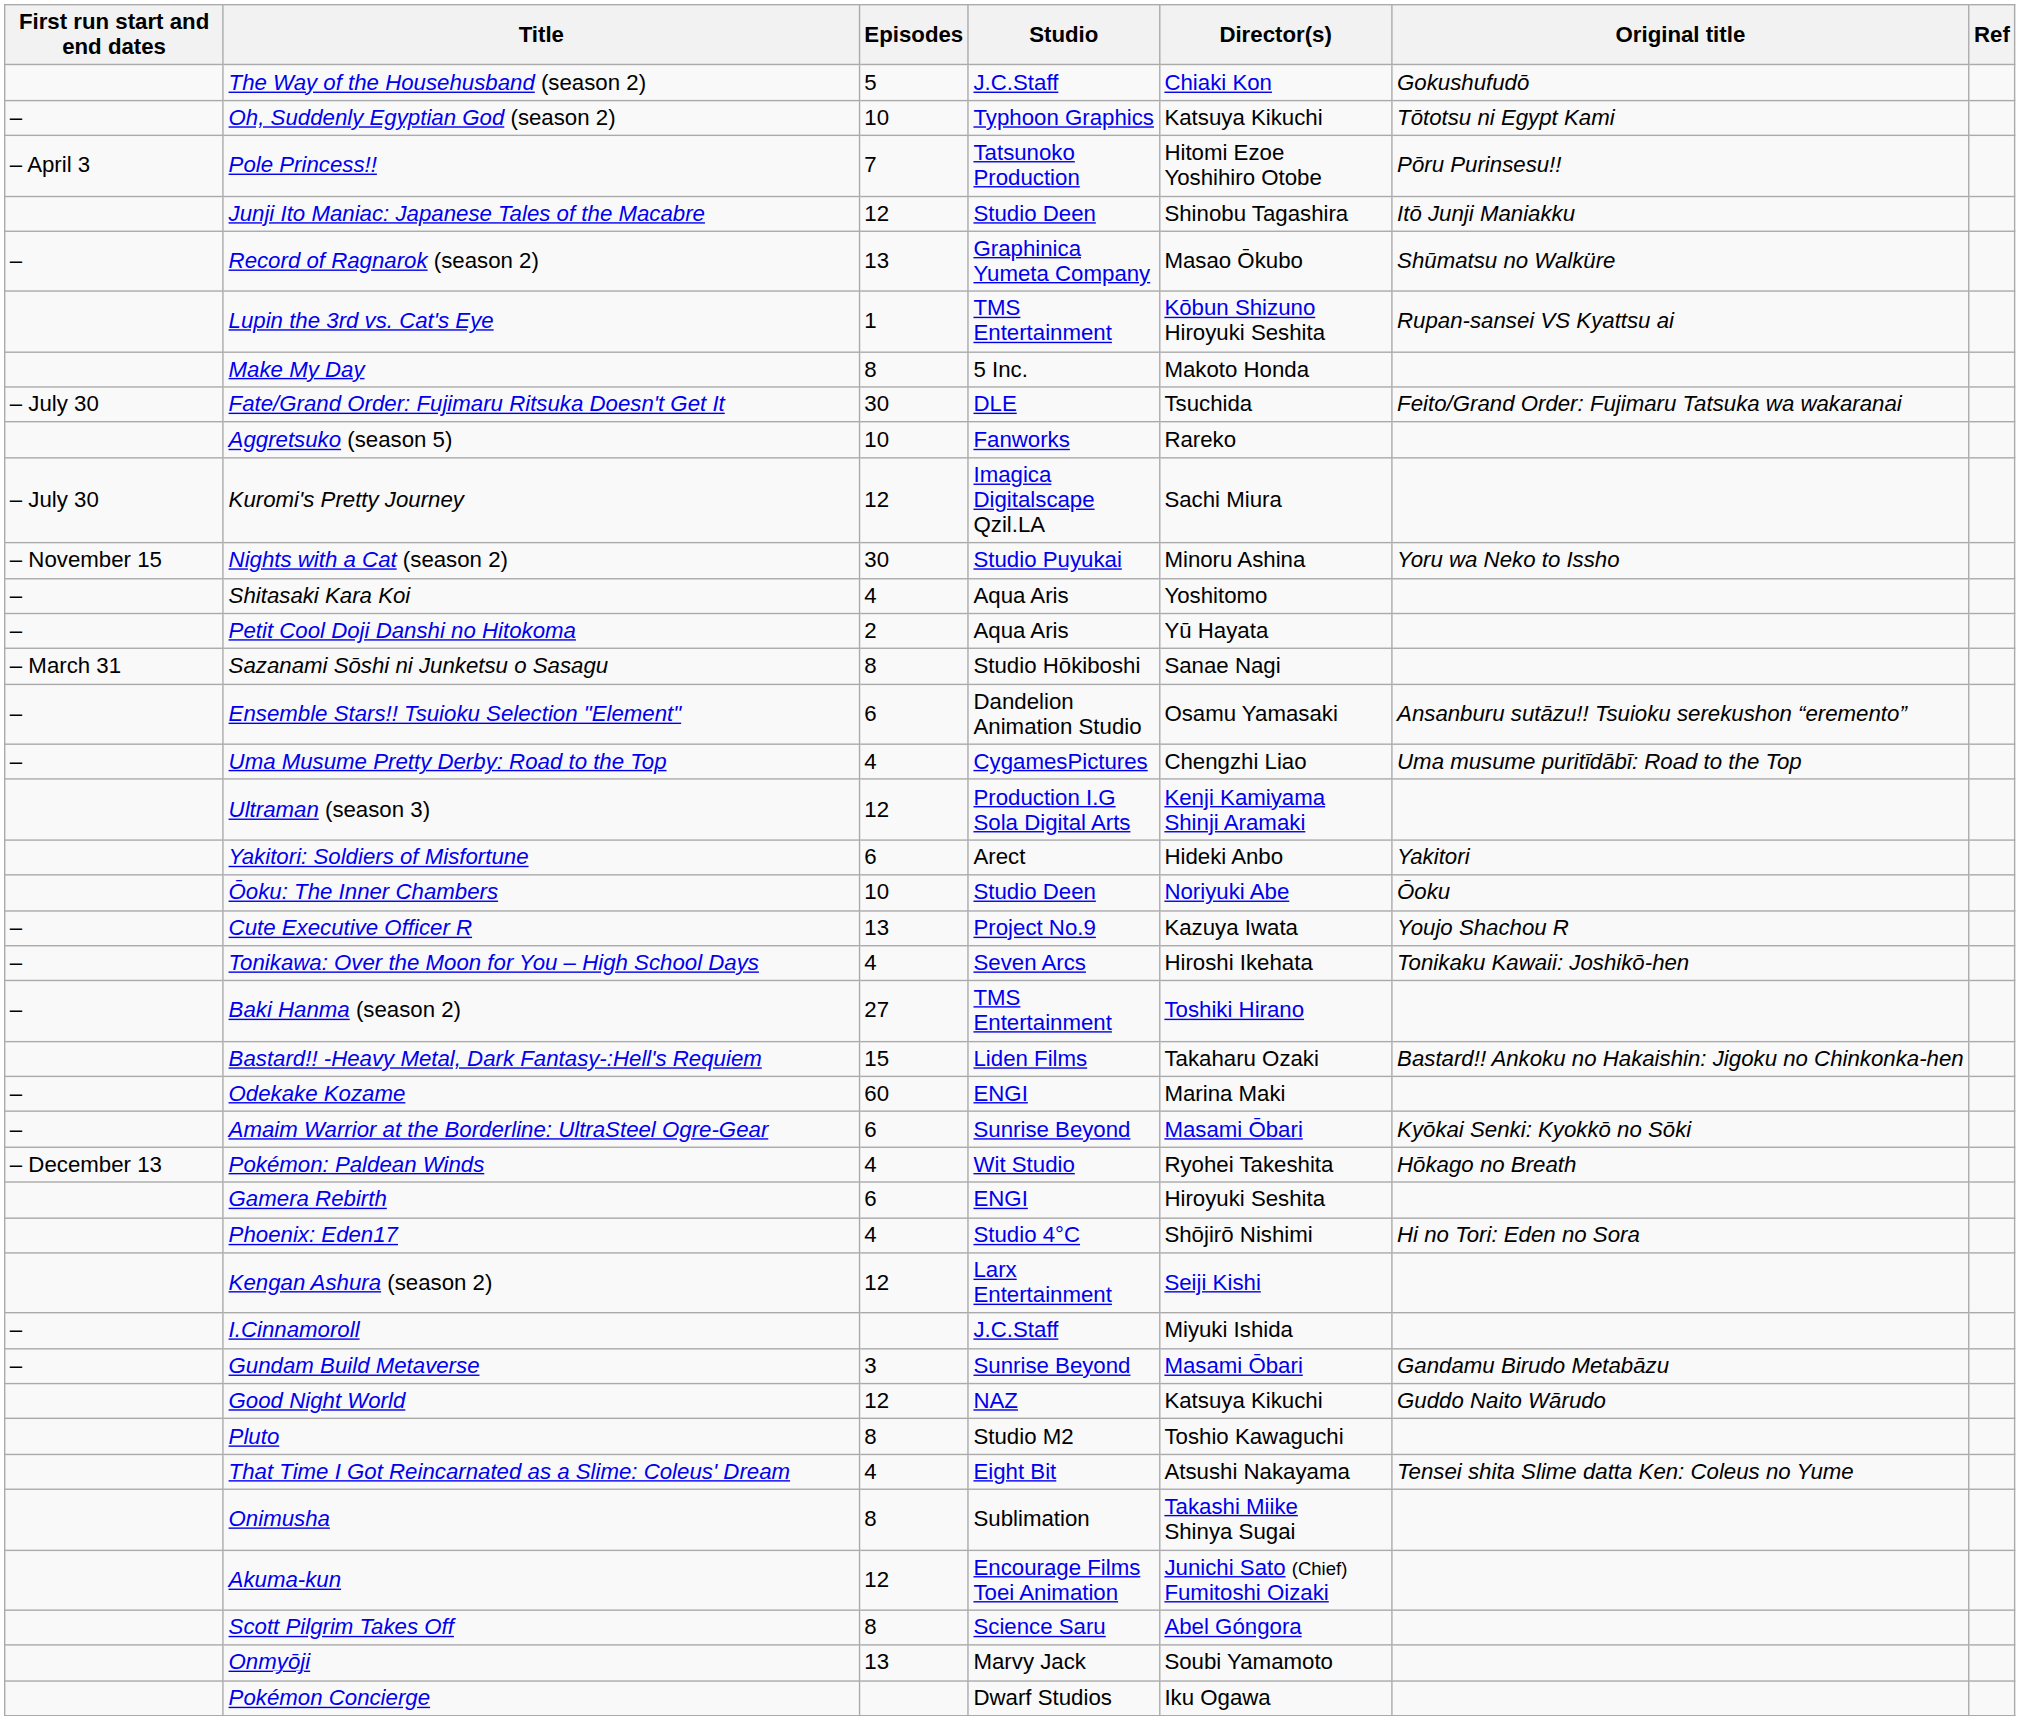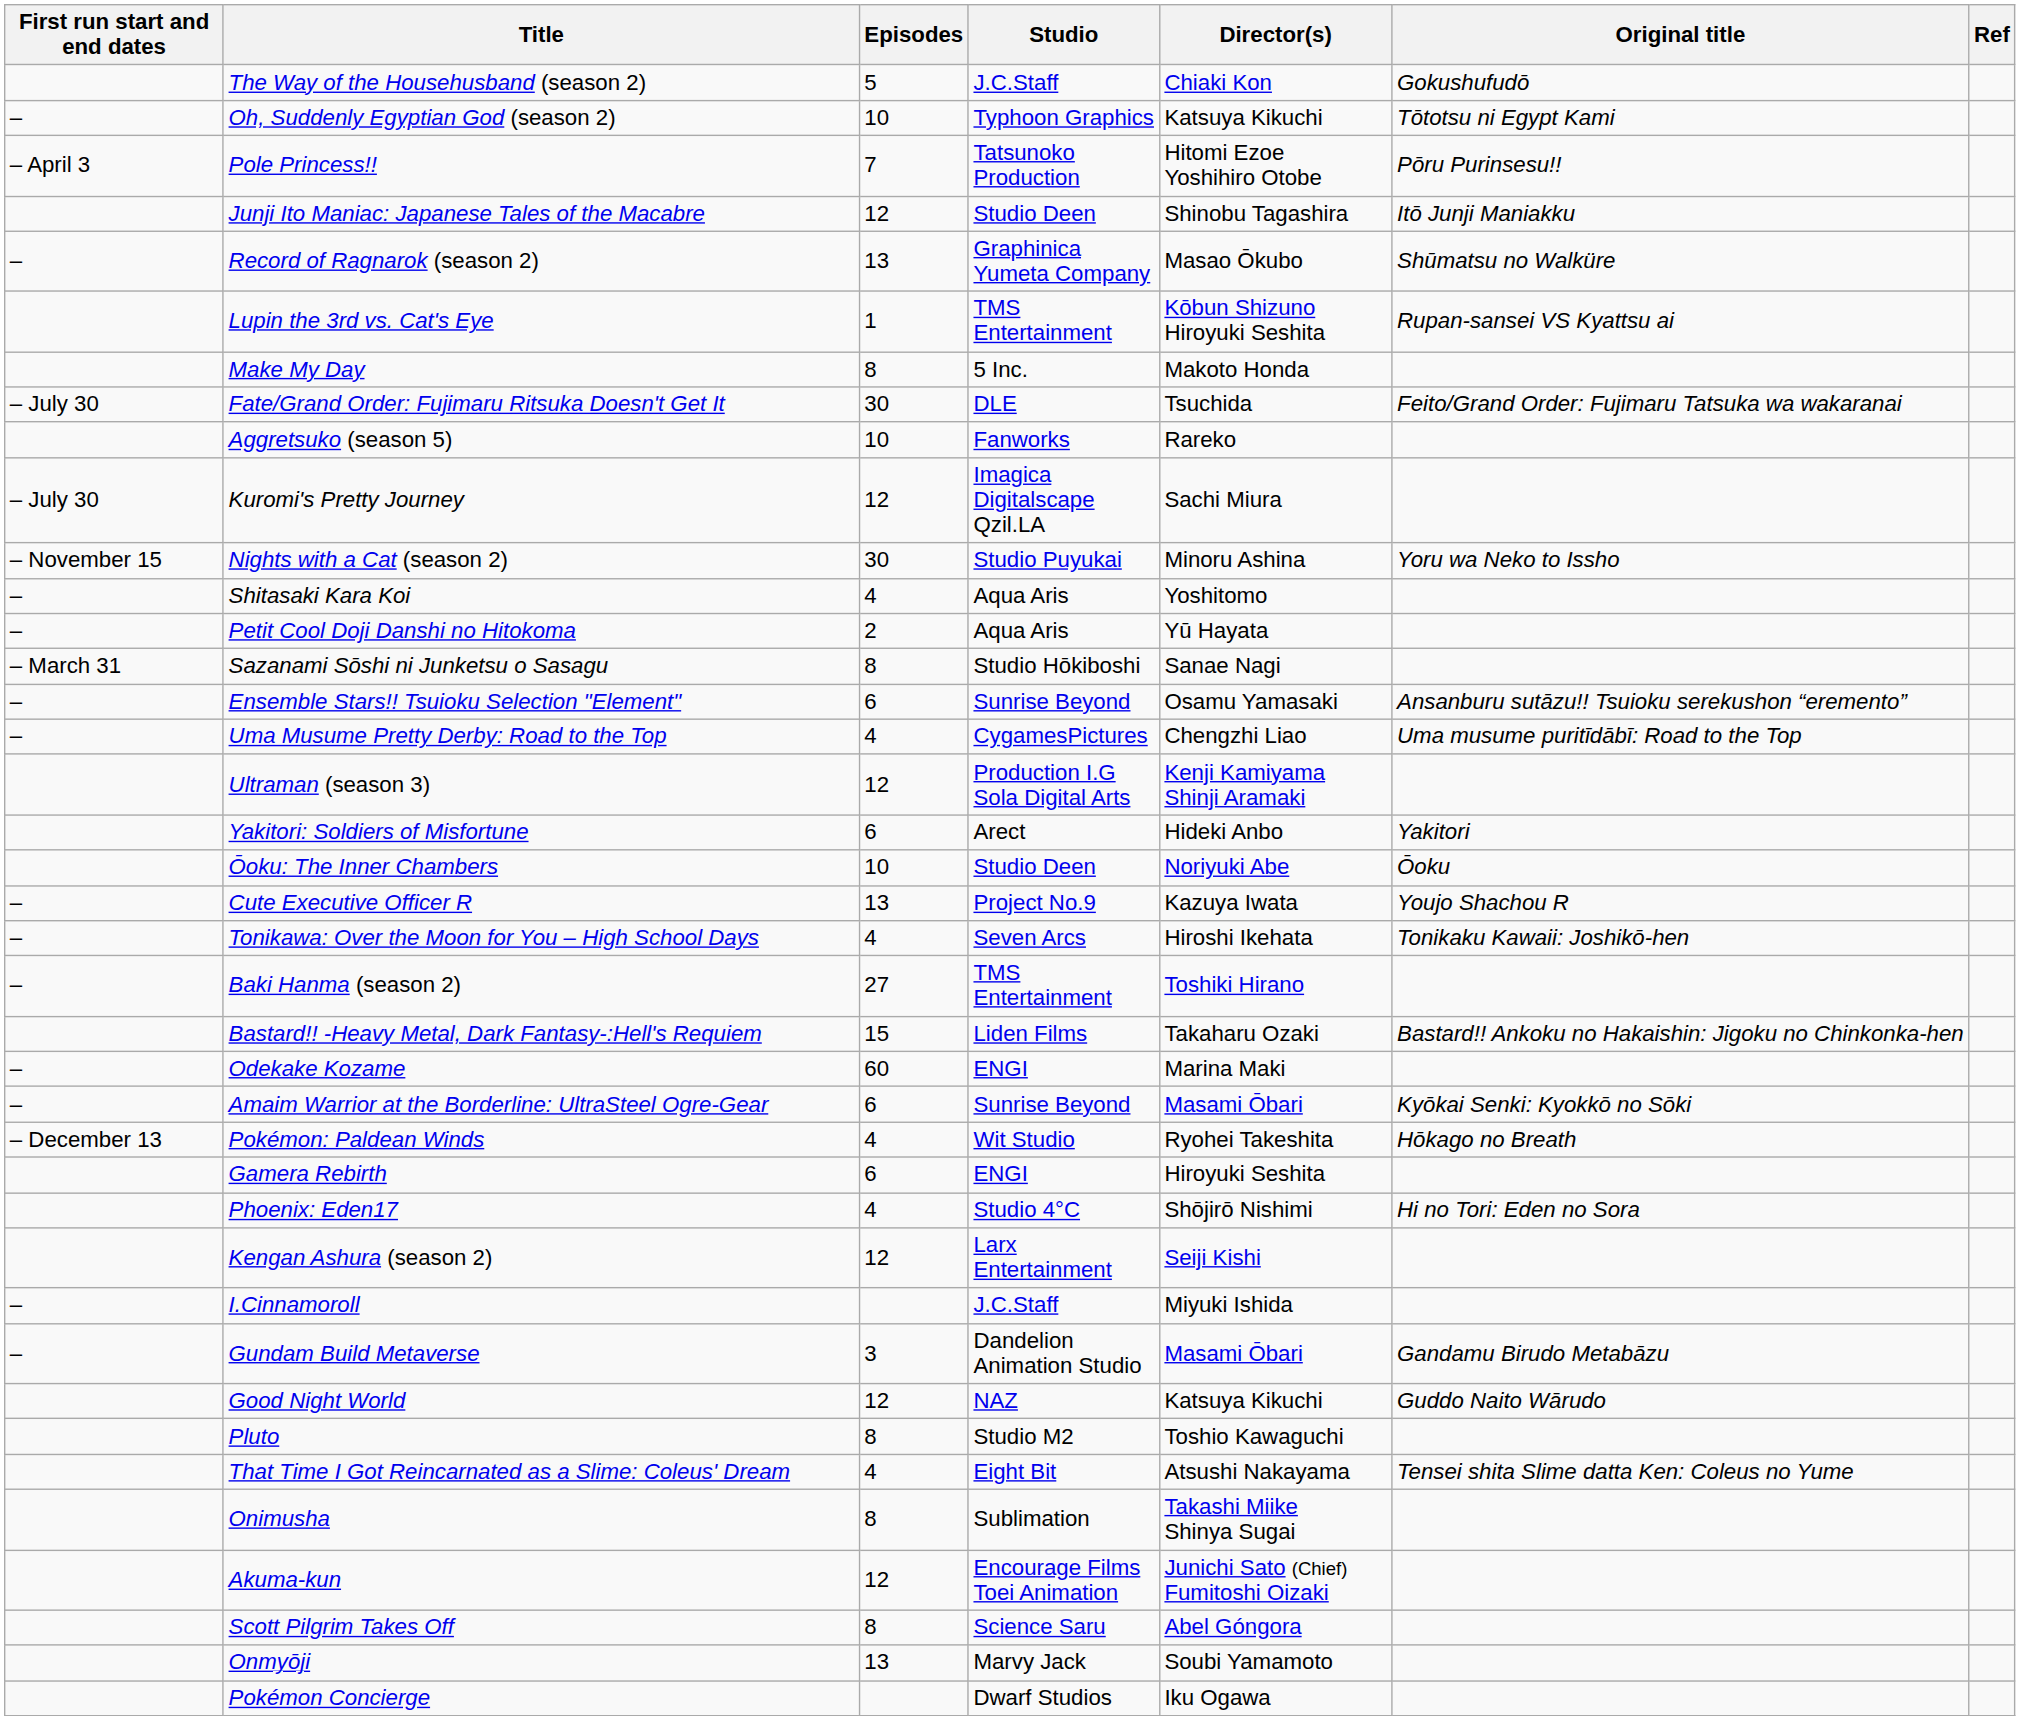(1058, 713) Dandelion Animation Studio -> (1052, 701) Sunrise Beyond
(1052, 1365) Sunrise Beyond -> (1058, 1353) Dandelion Animation Studio
